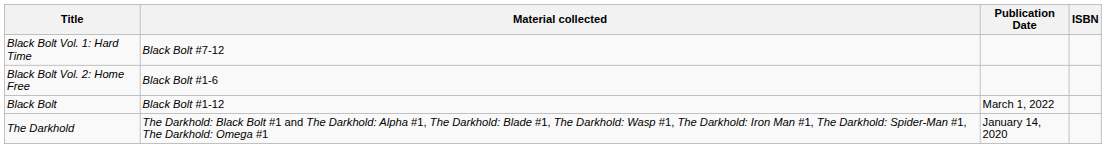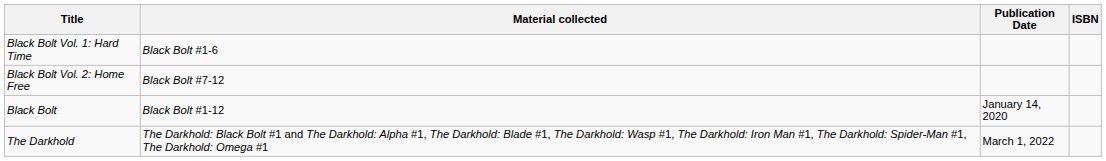(183, 50) Black Bolt #7-12 -> (180, 50) Black Bolt #1-6
(180, 80) Black Bolt #1-6 -> (183, 80) Black Bolt #7-12
(1018, 104) March 1, 2022 -> (1012, 110) January 14, 2020
(1012, 128) January 14, 2020 -> (1018, 141) March 1, 2022
